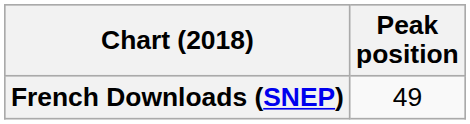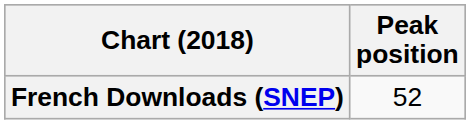(407, 97) 49 -> (407, 97) 52
